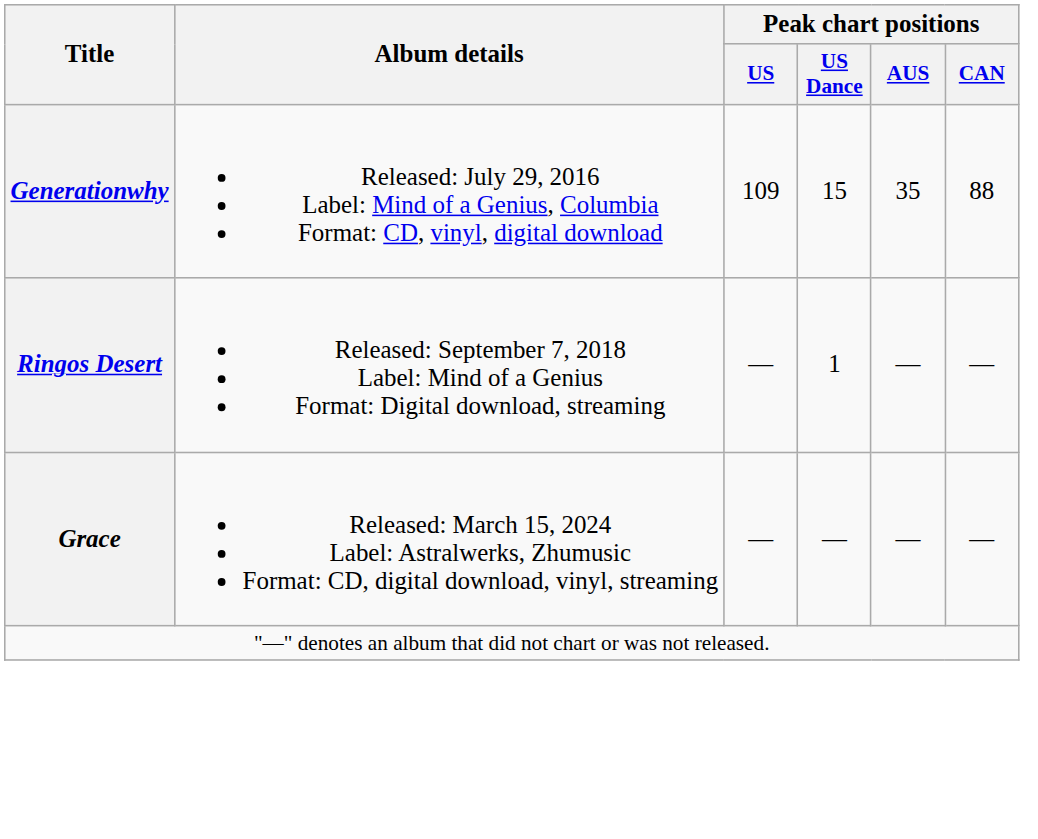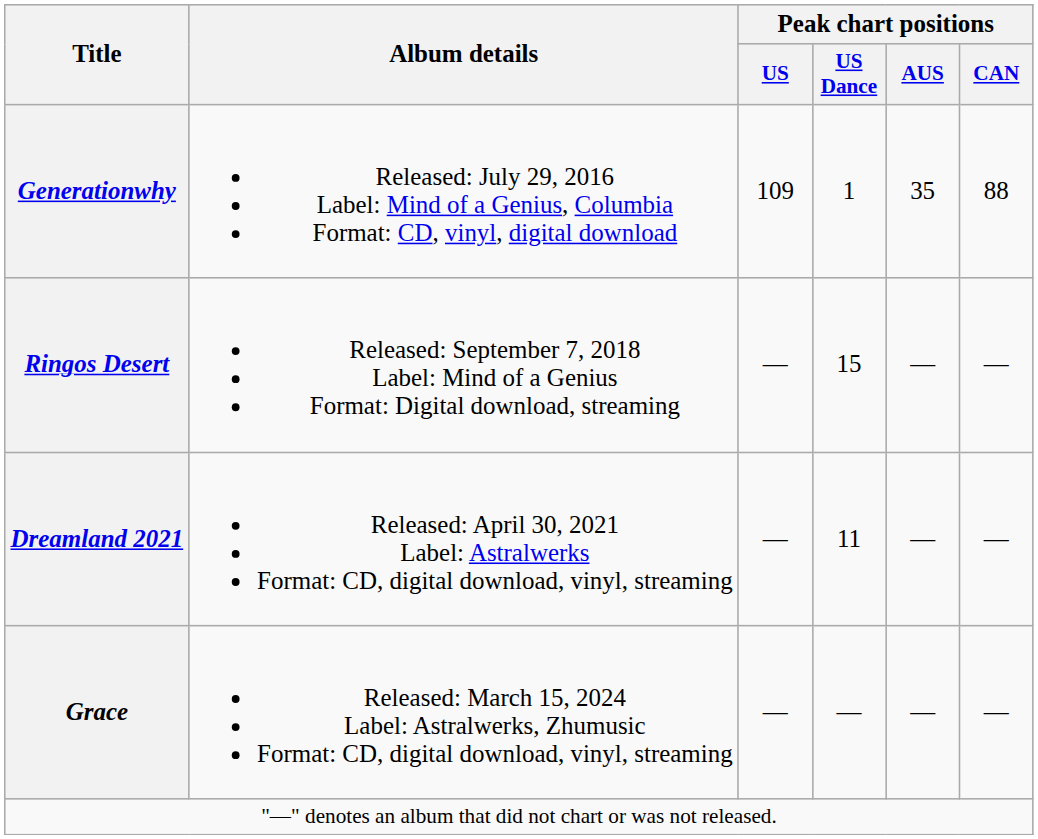(834, 190) 15 -> (849, 190) 1
(834, 364) 1 -> (849, 364) 15
+ row: (97, 538)
